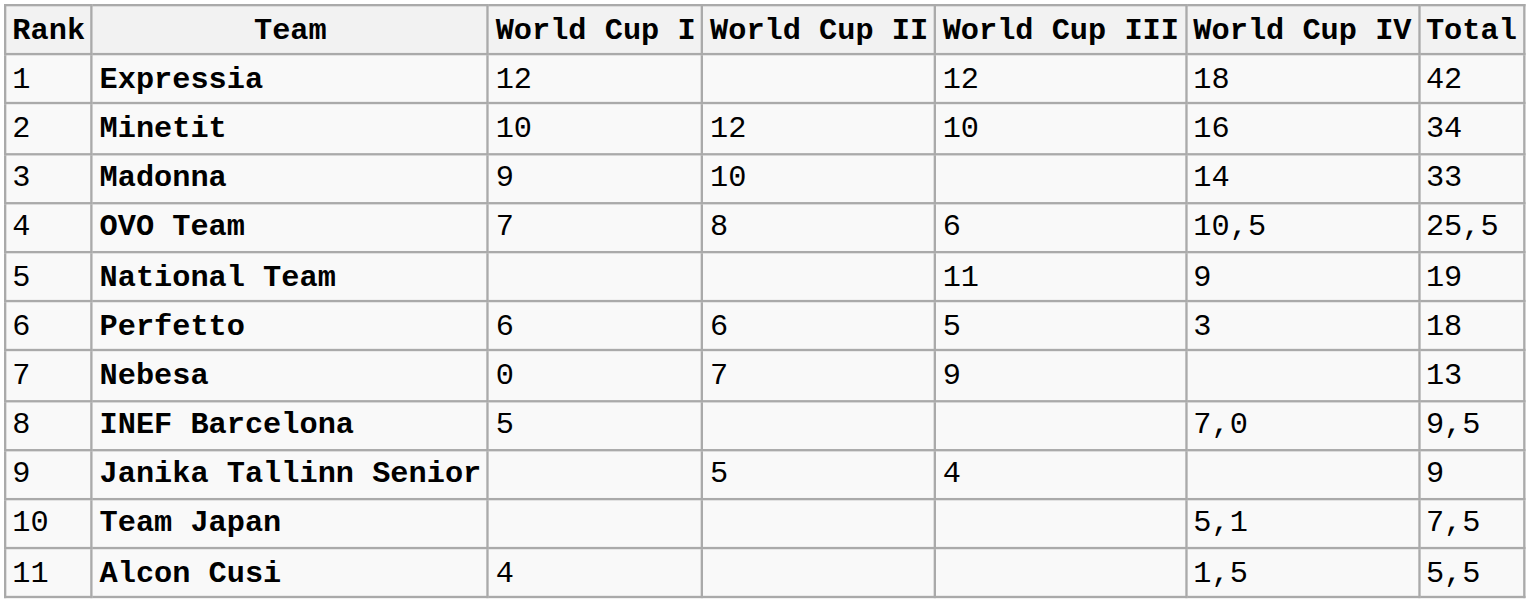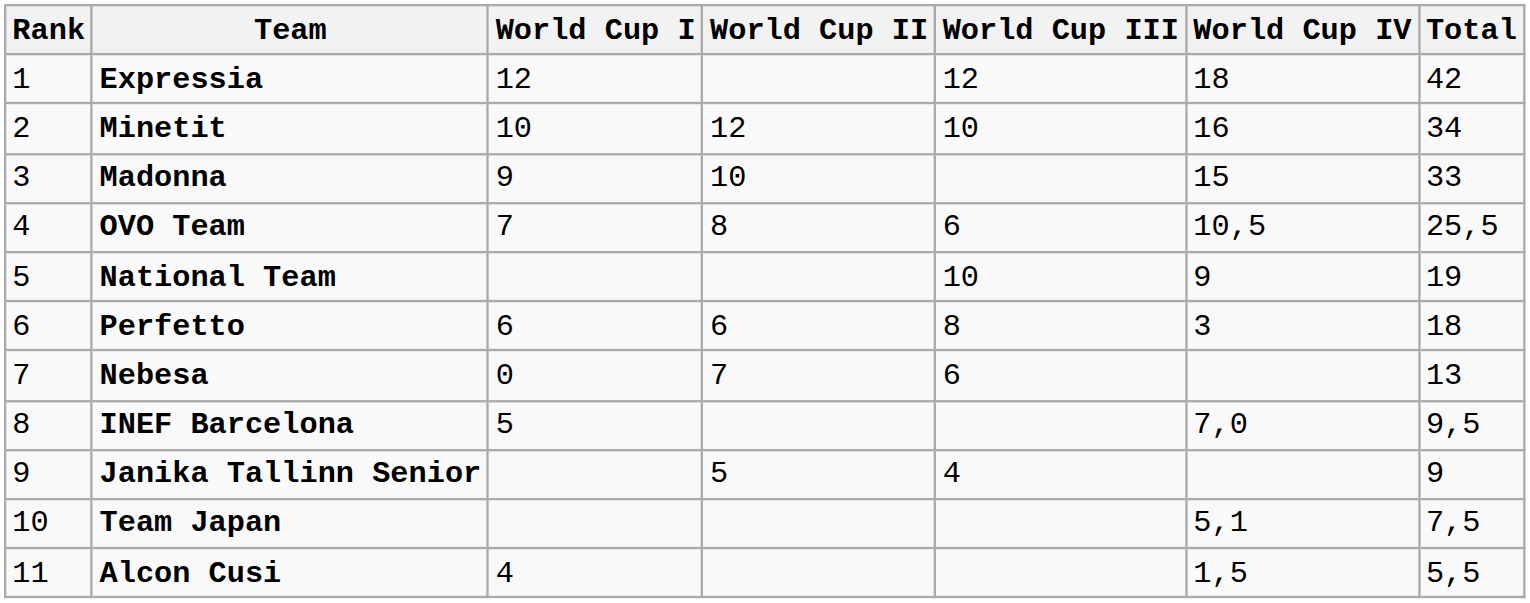(1212, 178) 14 -> (1212, 178) 15
(961, 277) 11 -> (961, 277) 10
(952, 326) 5 -> (952, 326) 8
(952, 375) 9 -> (952, 375) 6
